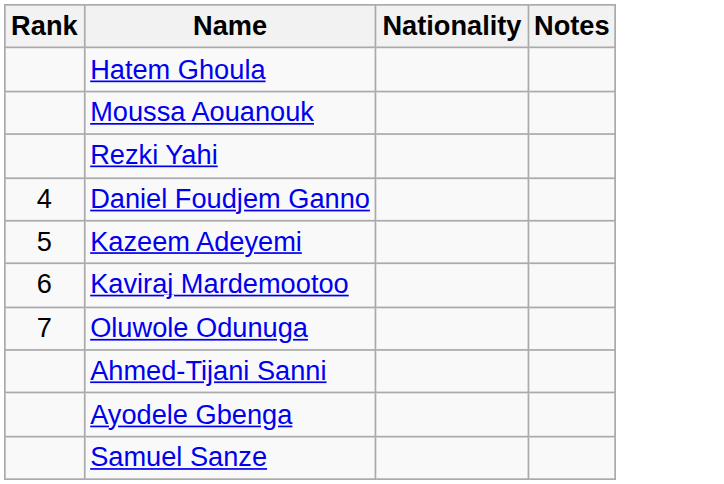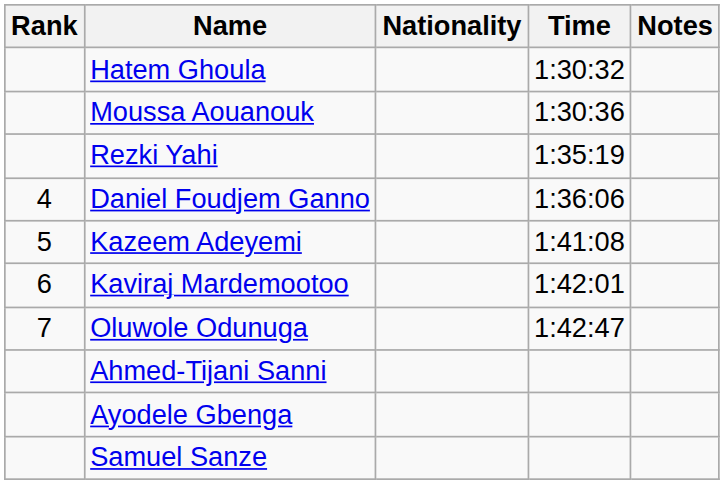+ column: (579, 26)
